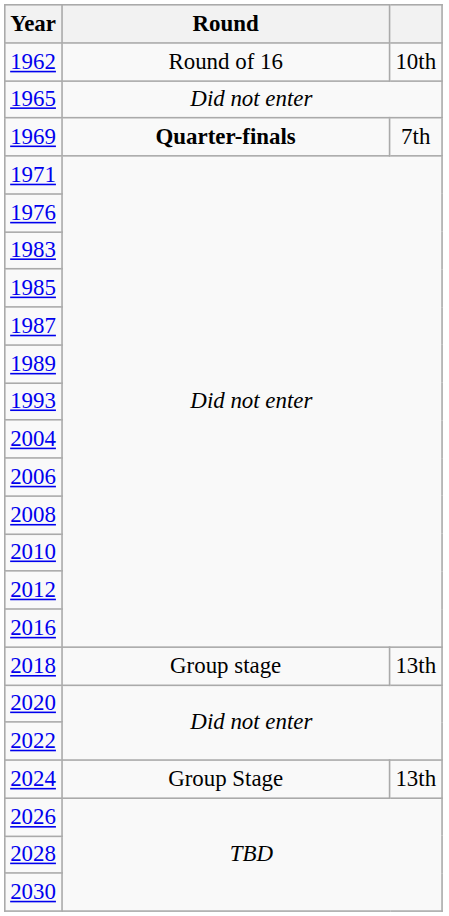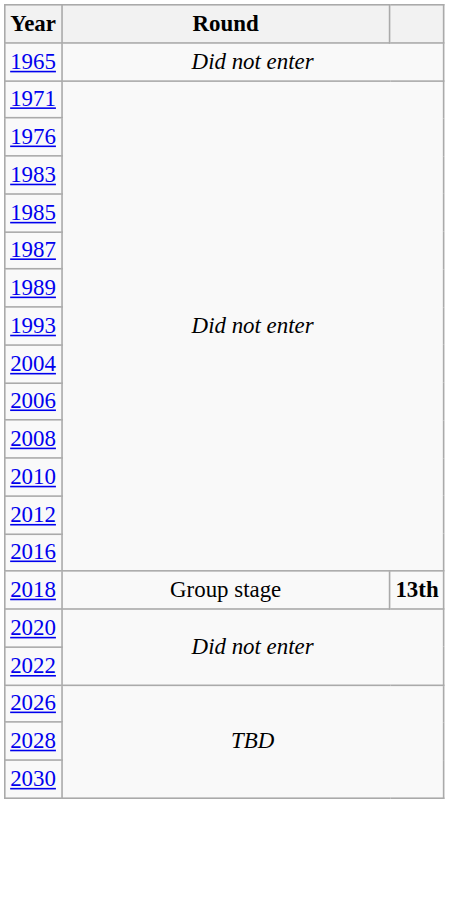- row: (33, 61)
- row: (33, 137)
(416, 665) normal -> (417, 590) bold
- row: (33, 779)
